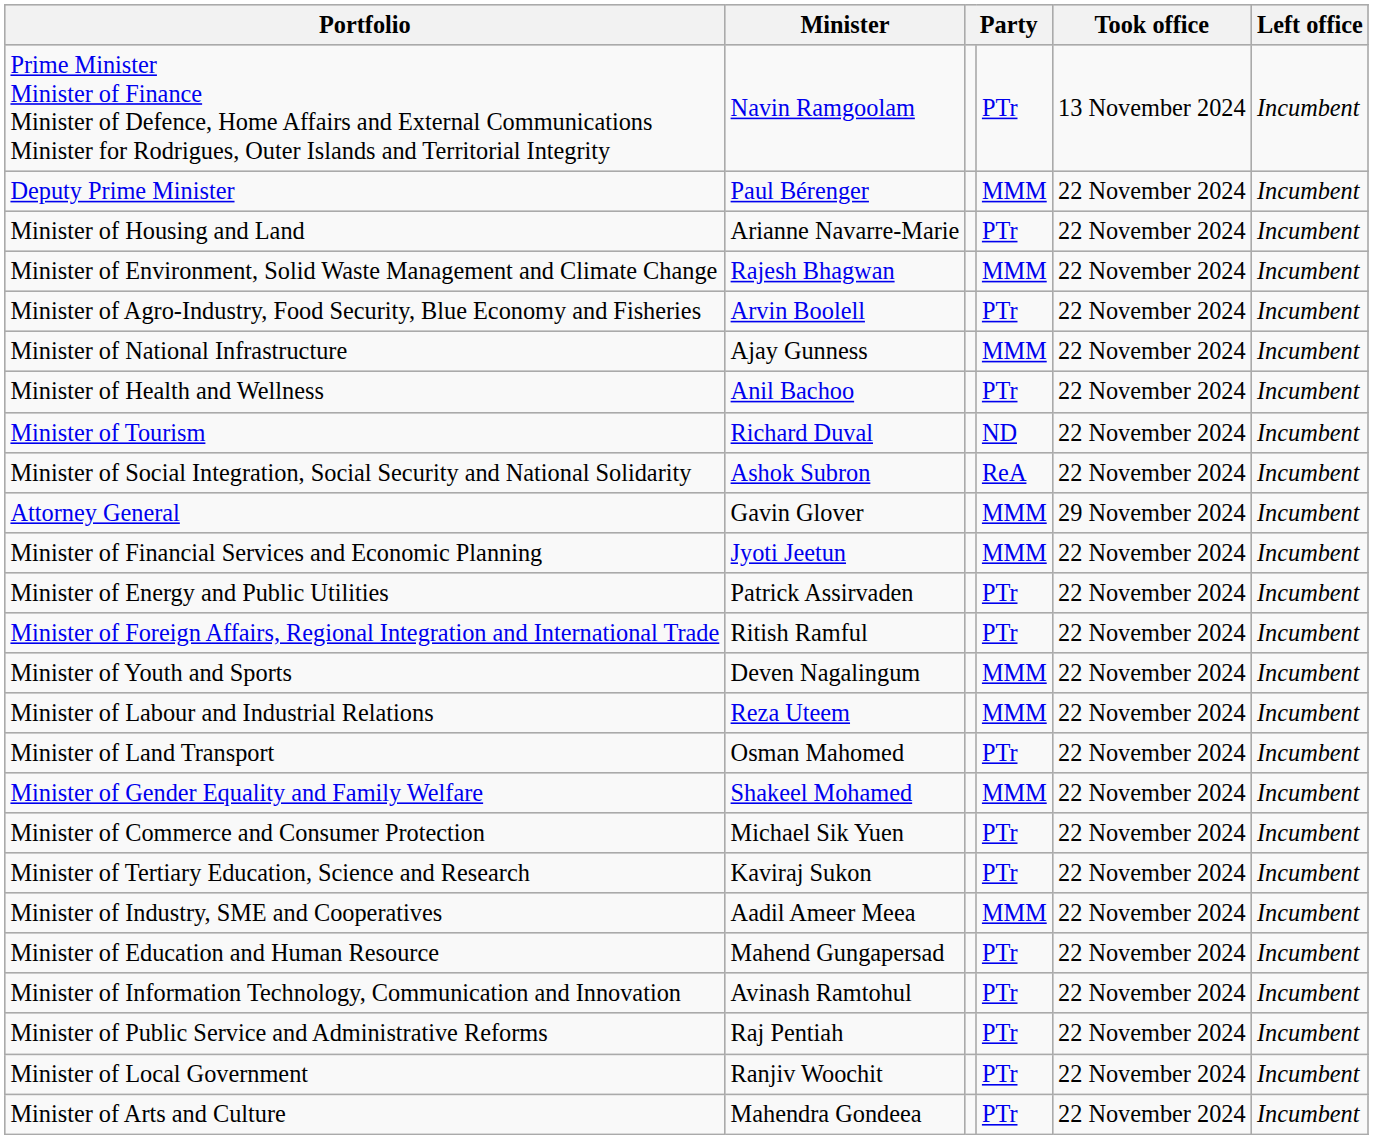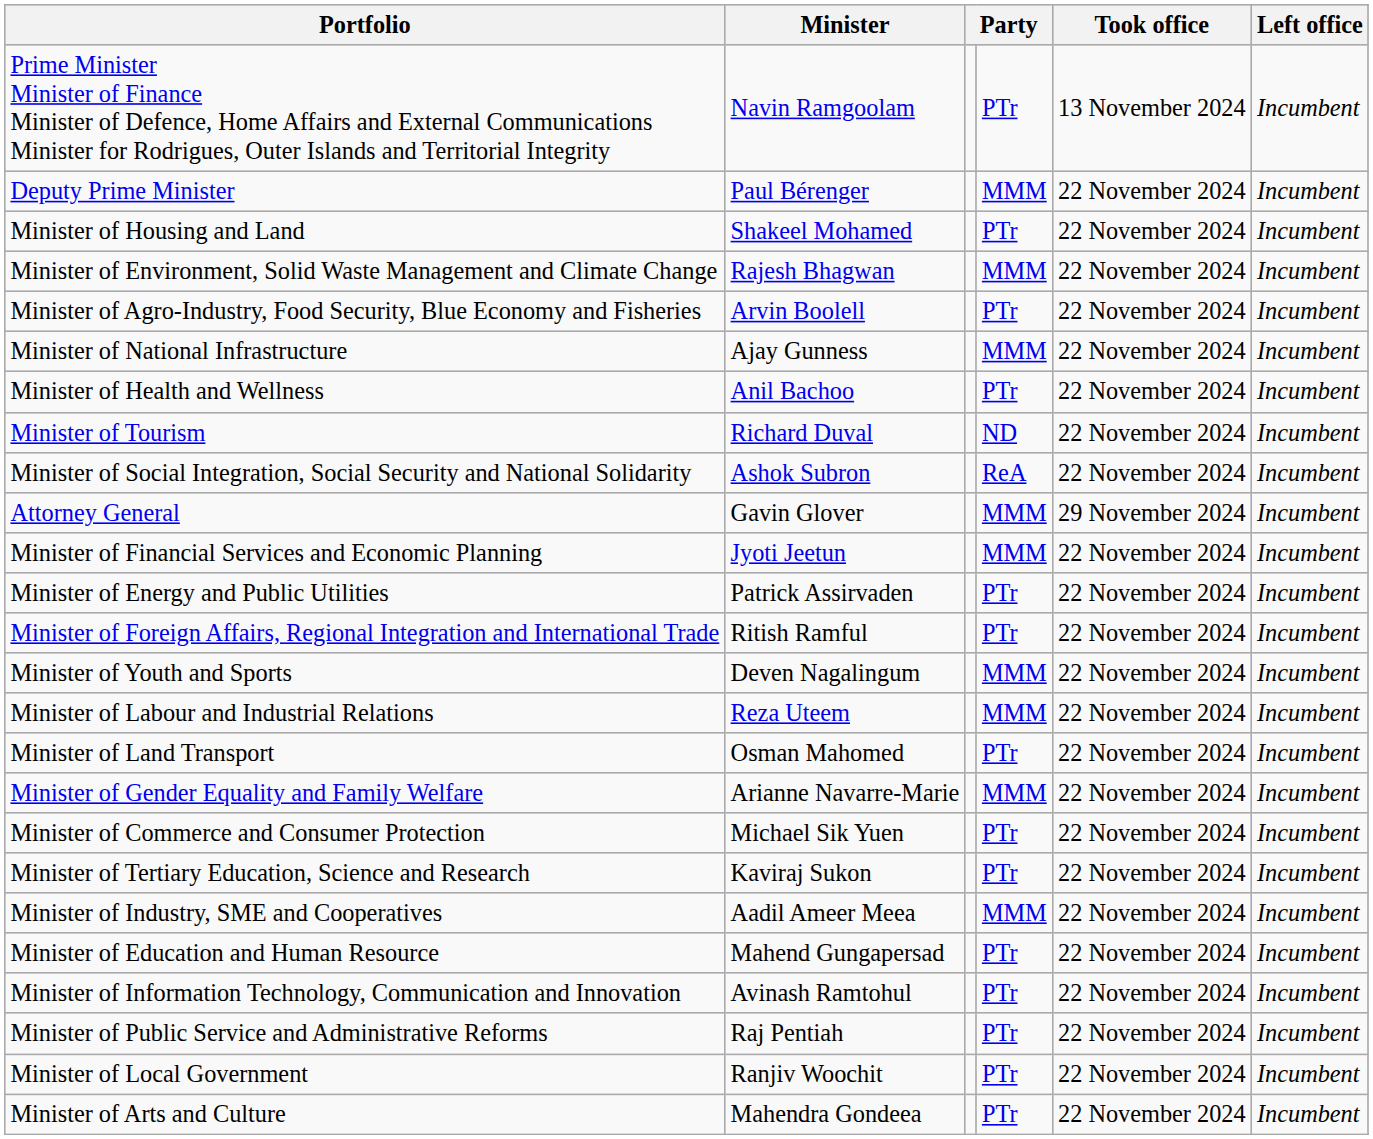(845, 231) Arianne Navarre-Marie -> (821, 231) Shakeel Mohamed
(821, 792) Shakeel Mohamed -> (845, 792) Arianne Navarre-Marie
